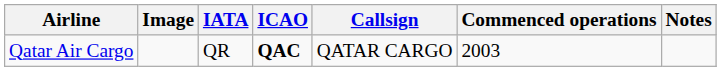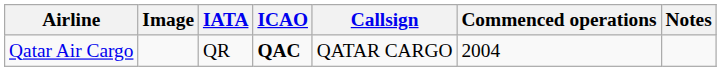(481, 50) 2003 -> (481, 50) 2004
